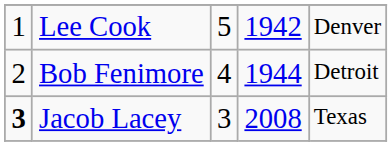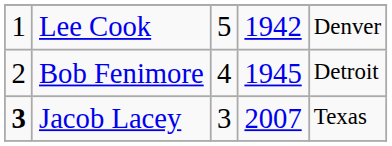(273, 72) 1944 -> (273, 72) 1945
(273, 118) 2008 -> (273, 118) 2007
